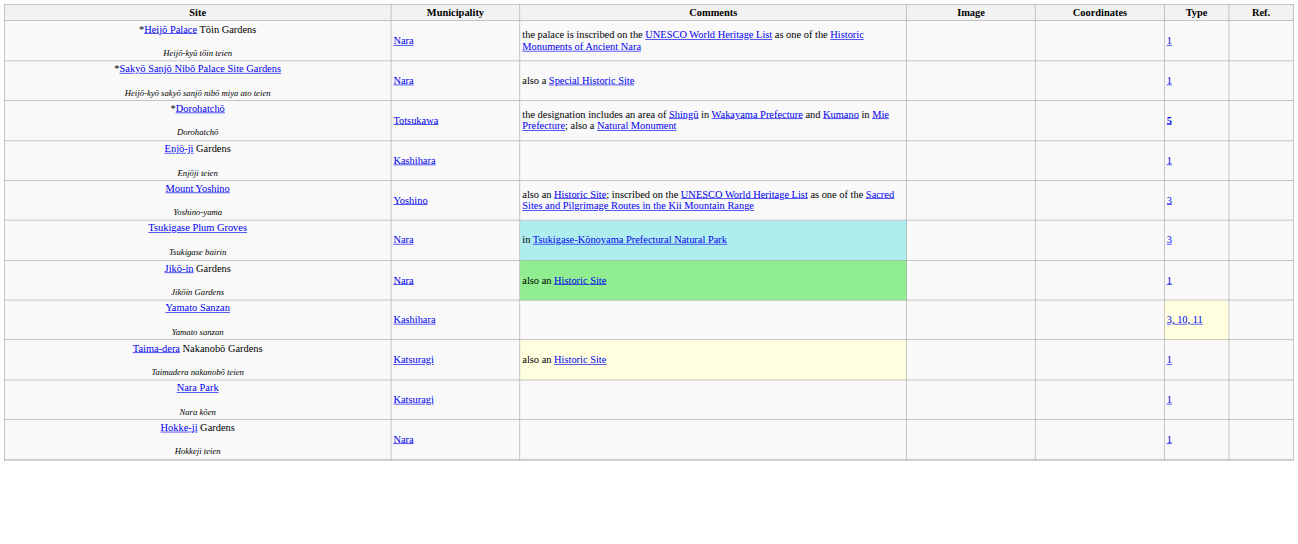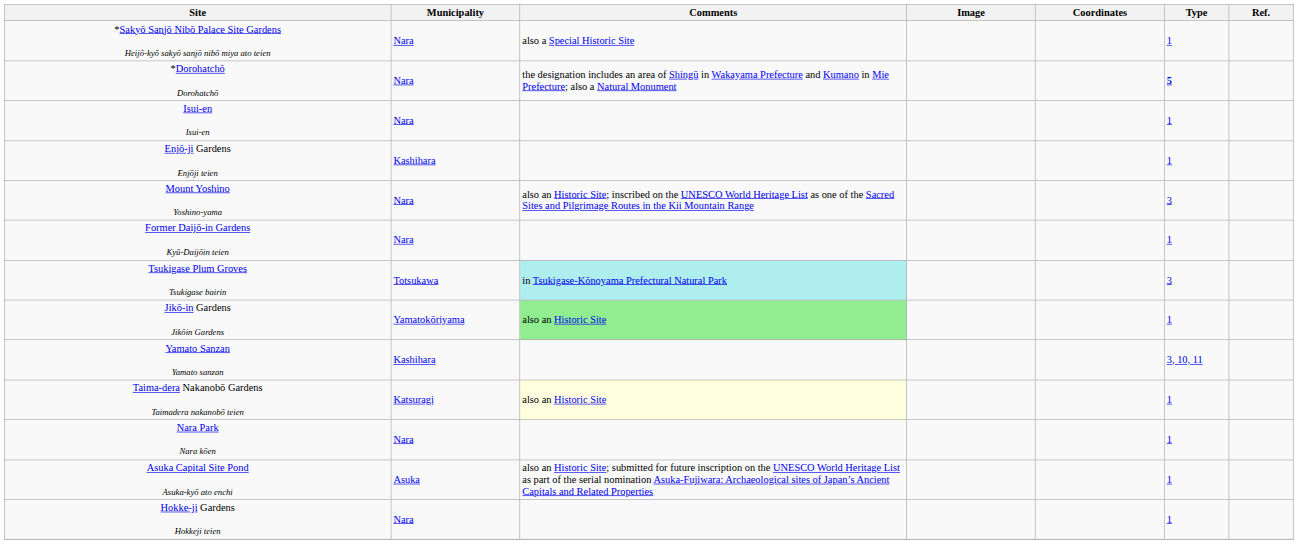- row: (198, 40)
(416, 120) Totsukawa -> (404, 80) Nara
+ row: (198, 120)
(411, 200) Yoshino -> (404, 200) Nara
+ row: (198, 240)
(404, 240) Nara -> (416, 280) Totsukawa
(404, 280) Nara -> (429, 320) Yamatokōriyama
(1185, 320) lightyellow background -> (1185, 360) no background
(414, 399) Katsuragi -> (404, 439) Nara
+ row: (198, 479)
